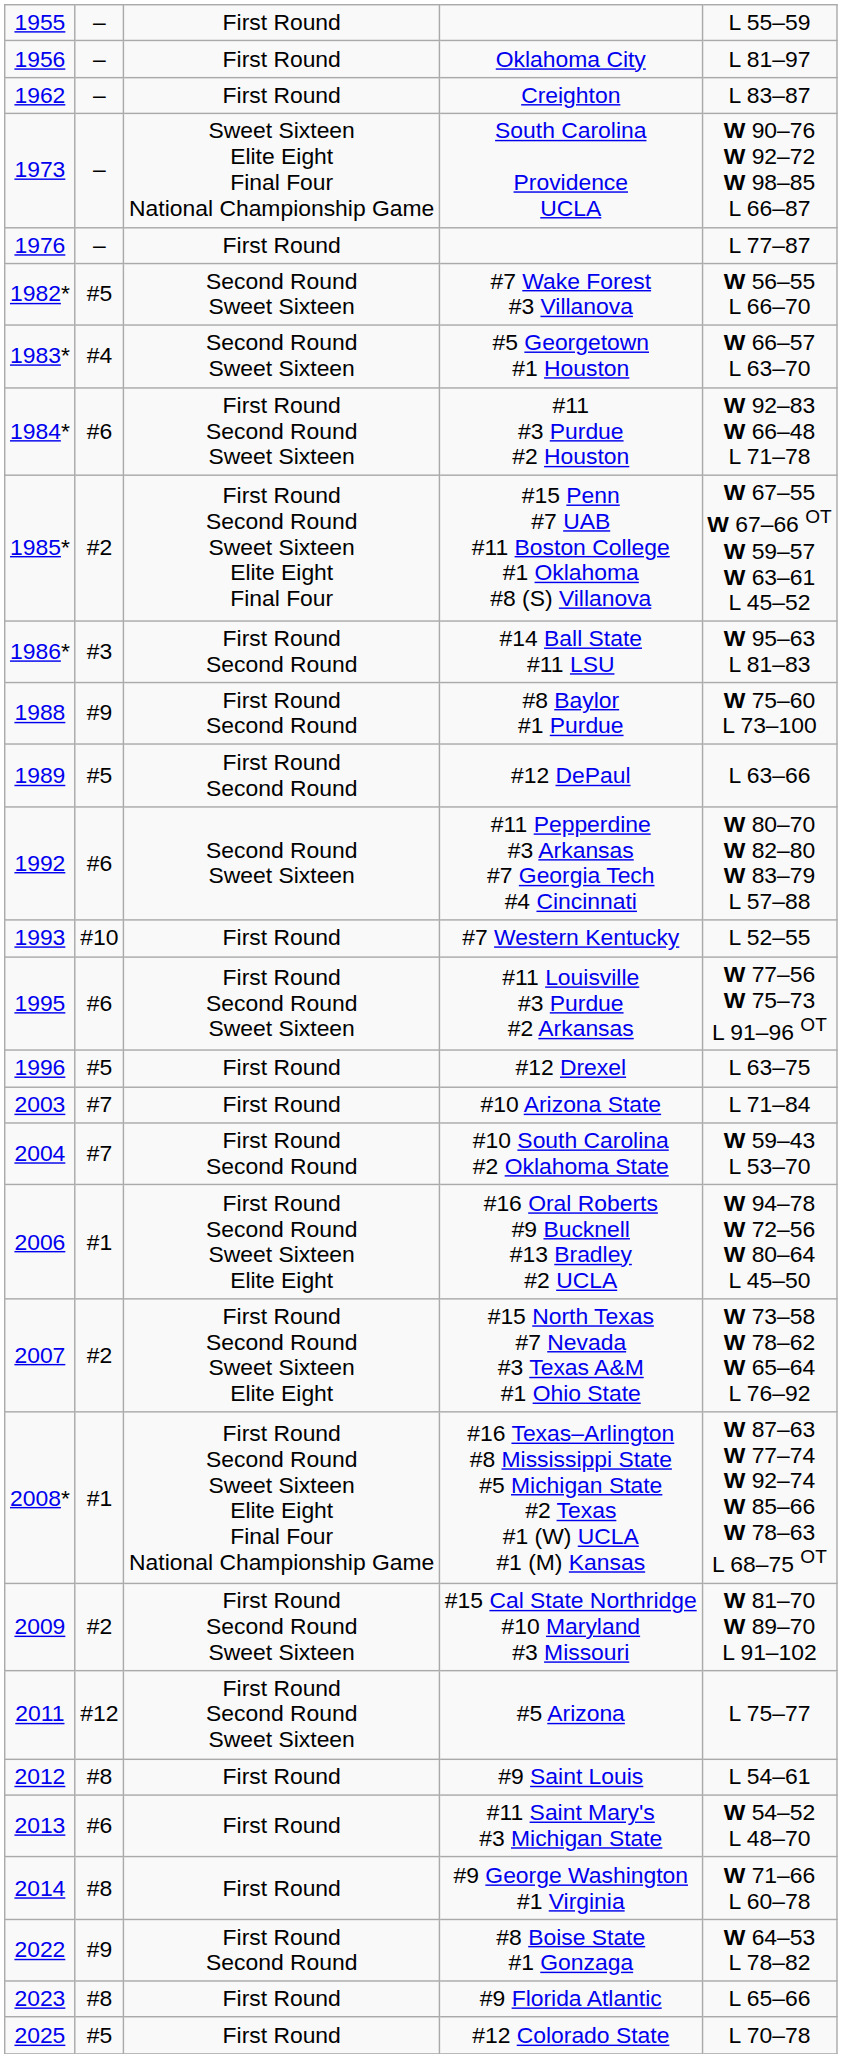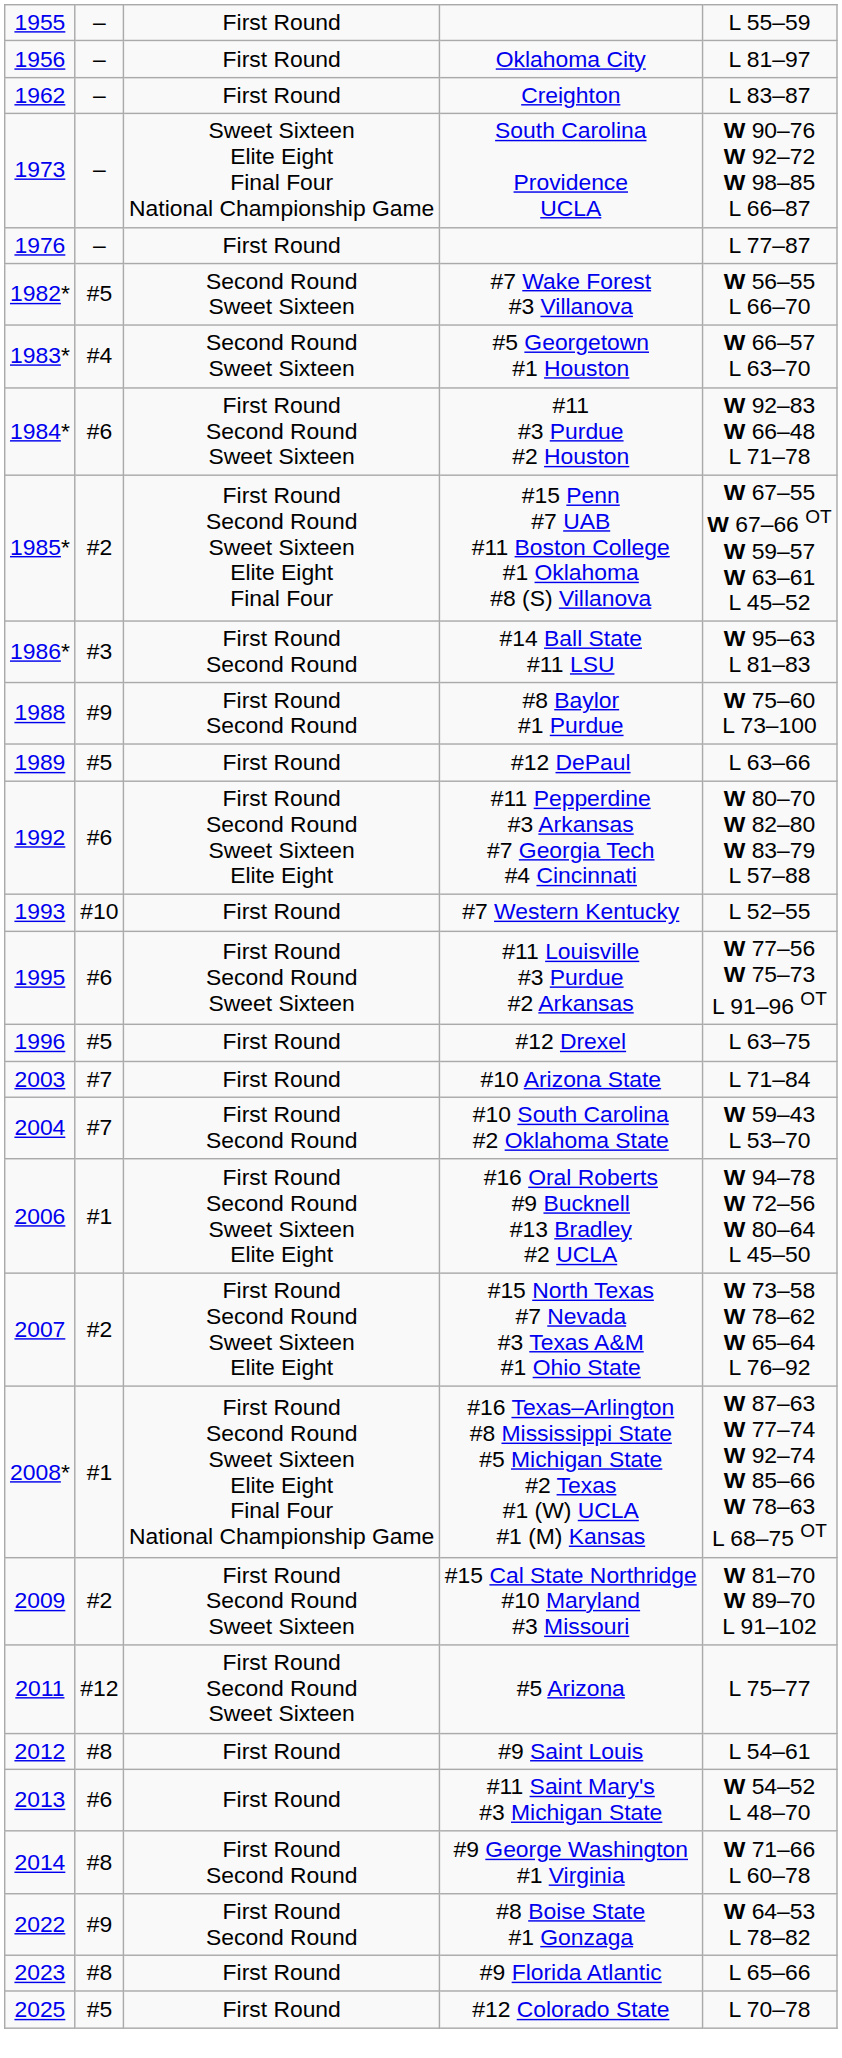(282, 775) First Round Second Round -> (282, 762) First Round
(282, 863) Second Round Sweet Sixteen -> (282, 837) First Round Second Round Sweet Sixteen Elite Eight
(282, 1887) First Round -> (282, 1862) First Round Second Round
